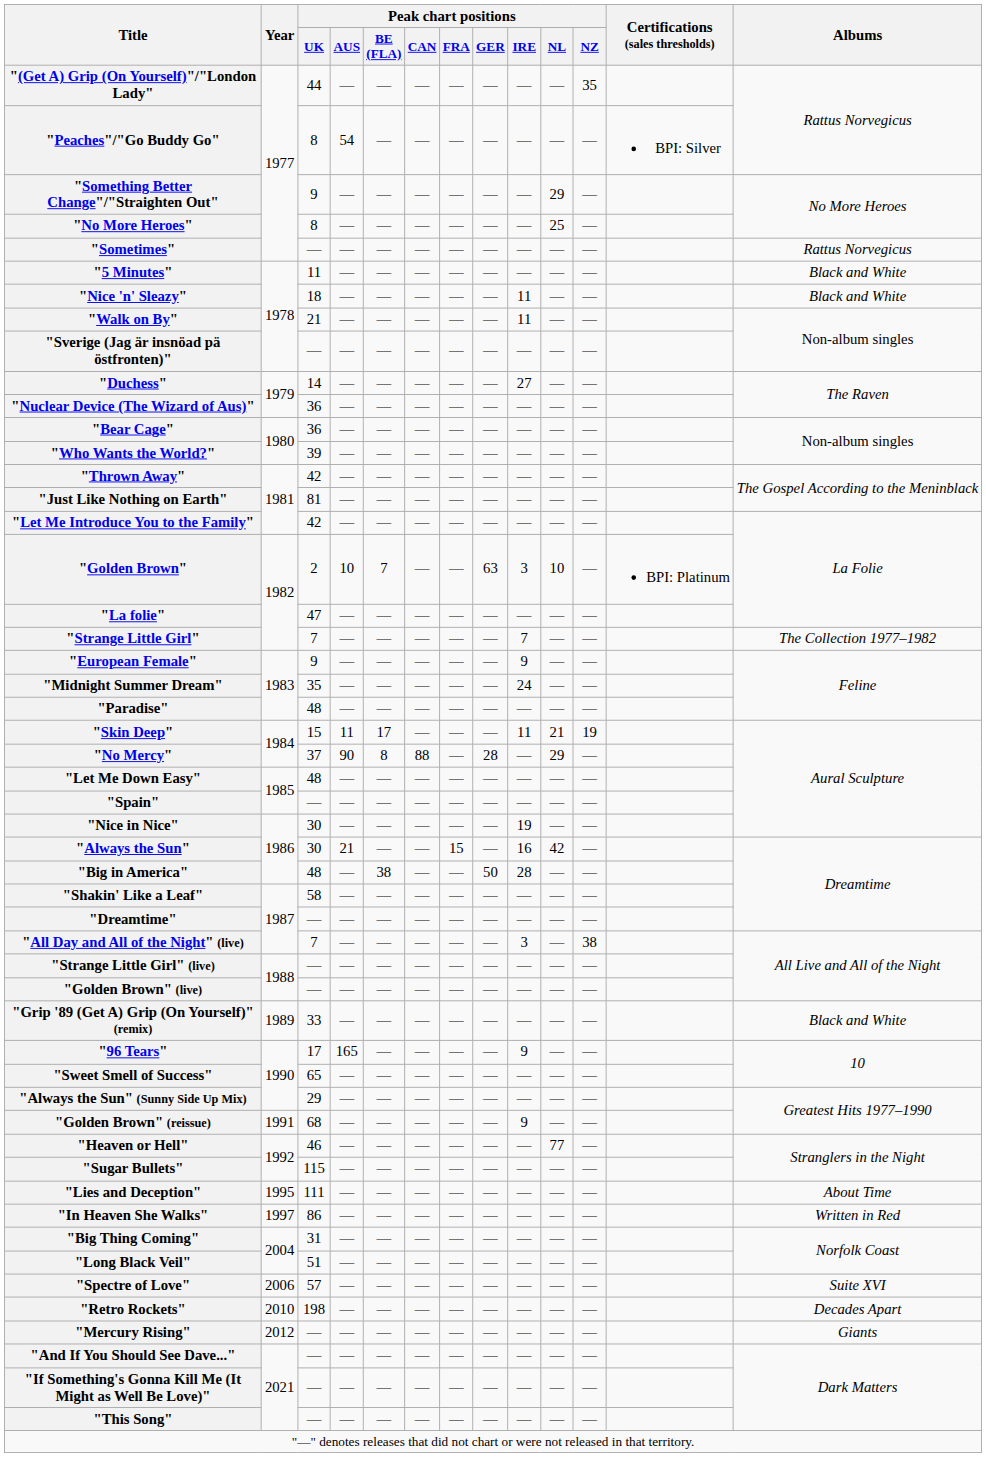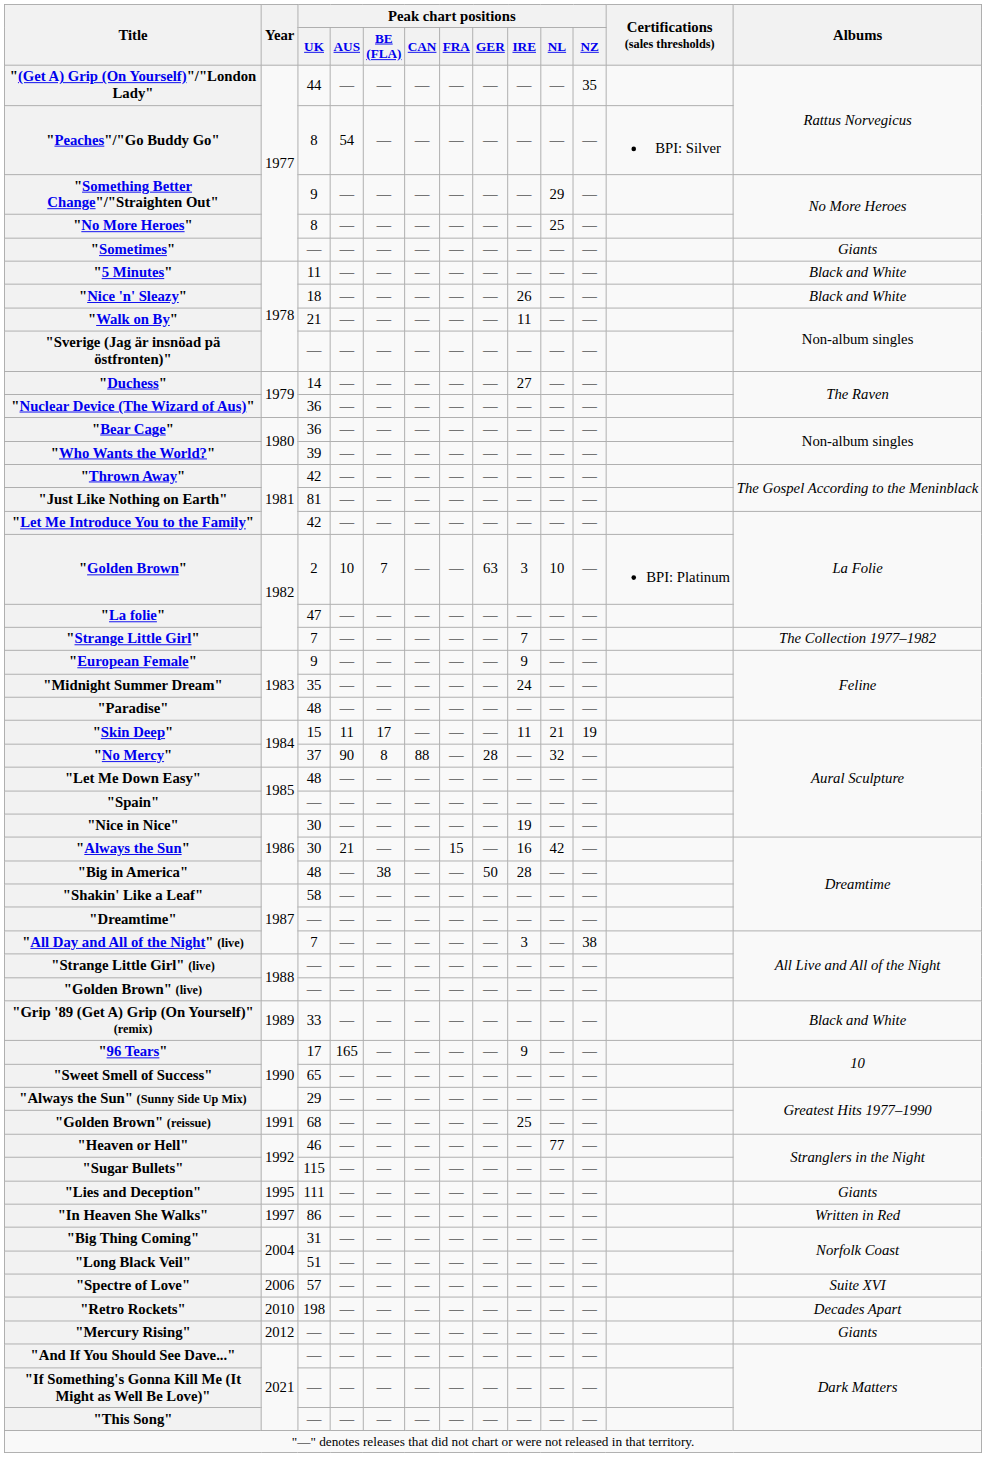(858, 249) Rattus Norvegicus -> (858, 249) Giants
(524, 296) 11 -> (524, 296) 26
(557, 755) 29 -> (557, 755) 32
(524, 1122) 9 -> (524, 1122) 25
(858, 1192) About Time -> (858, 1192) Giants
